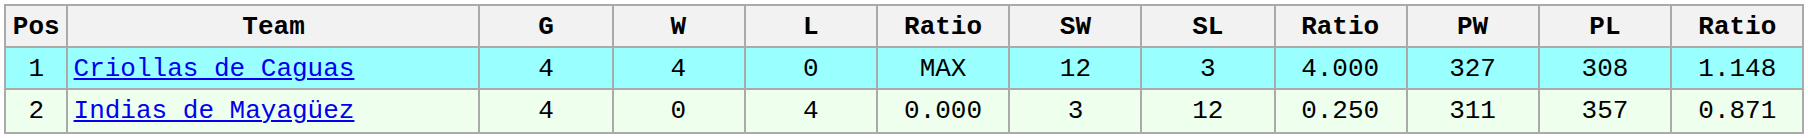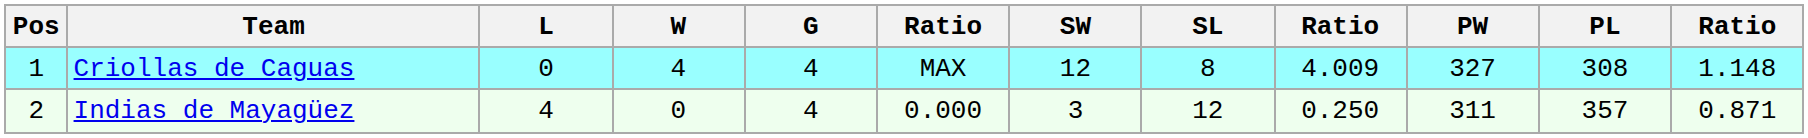columns swapped: (546, 26) <-> (811, 26)
(1208, 69) 3 -> (1208, 69) 8
(1340, 69) 4.000 -> (1340, 69) 4.009
